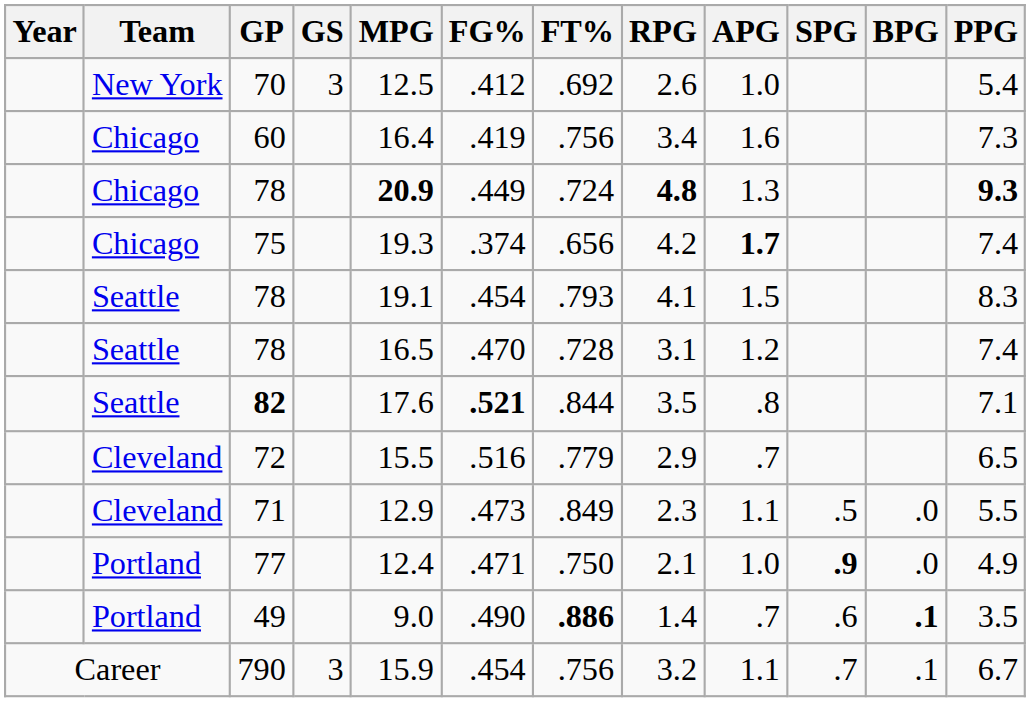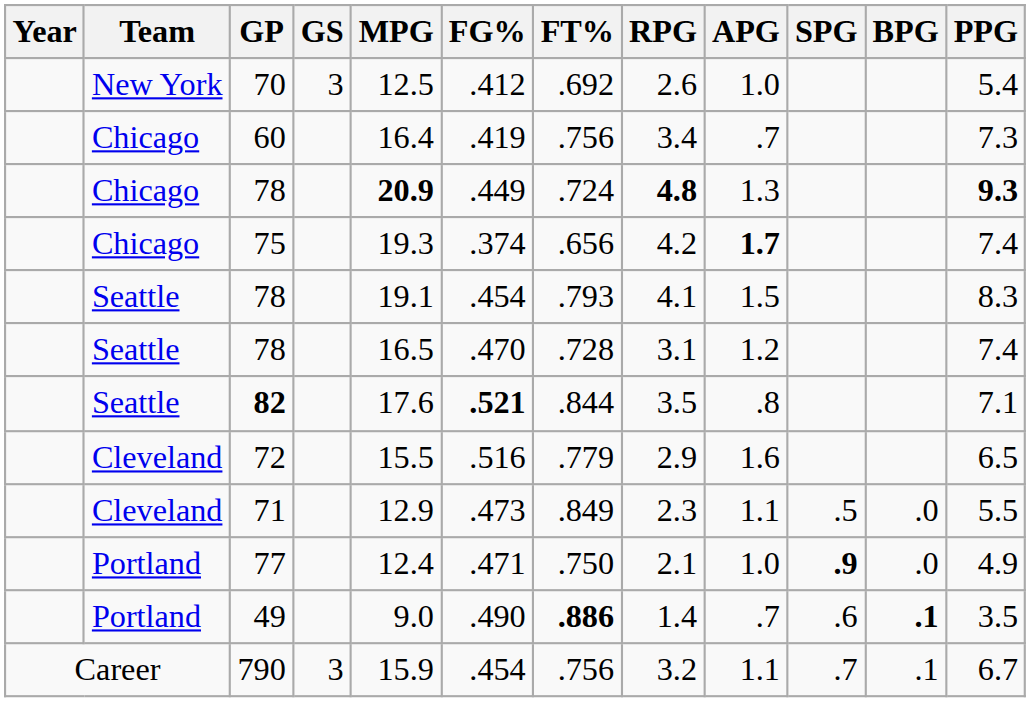(760, 137) 1.6 -> (768, 137) .7
(768, 456) .7 -> (760, 456) 1.6
